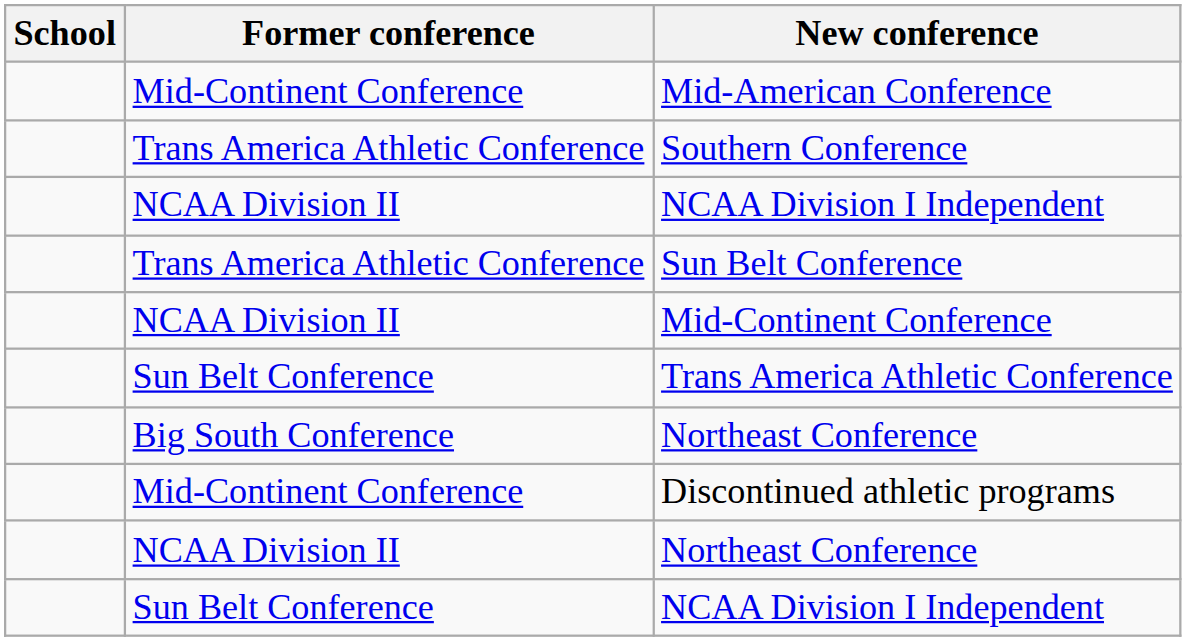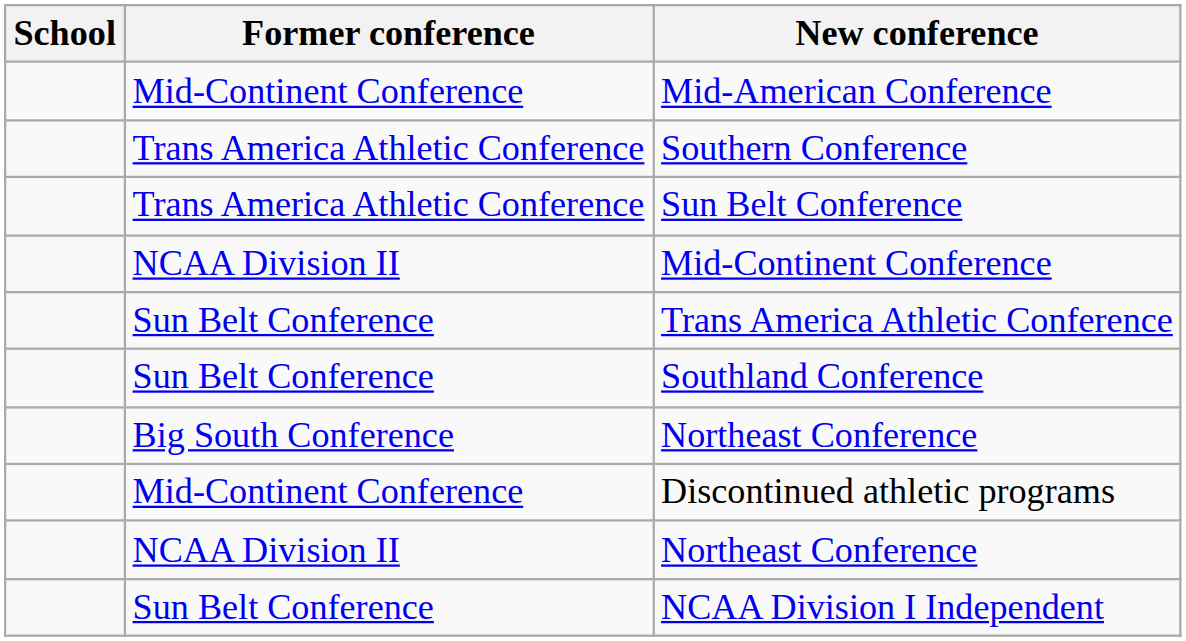- row: (266, 205)
+ row: (283, 377)
